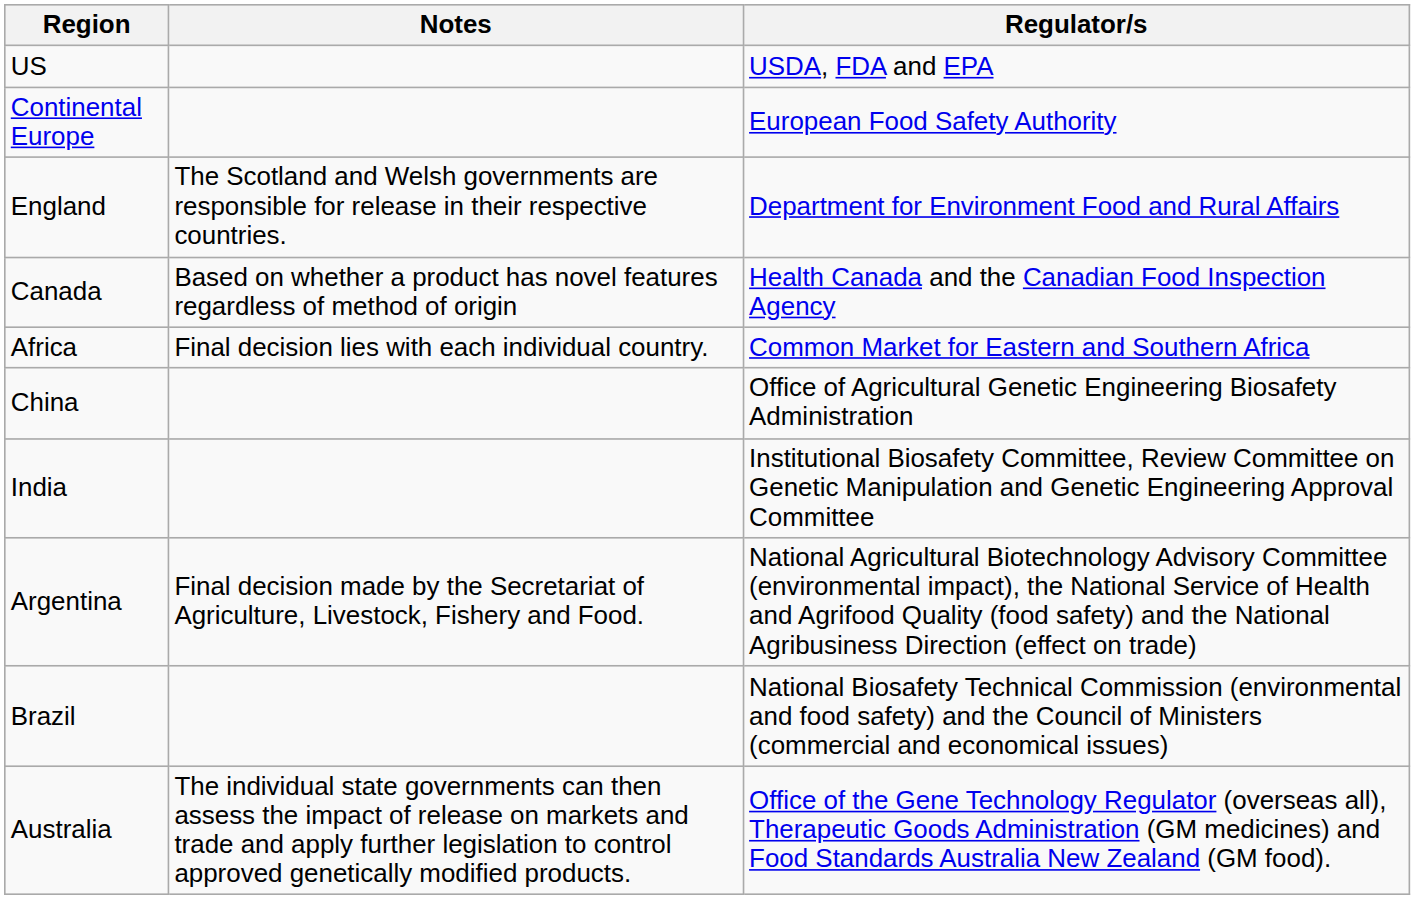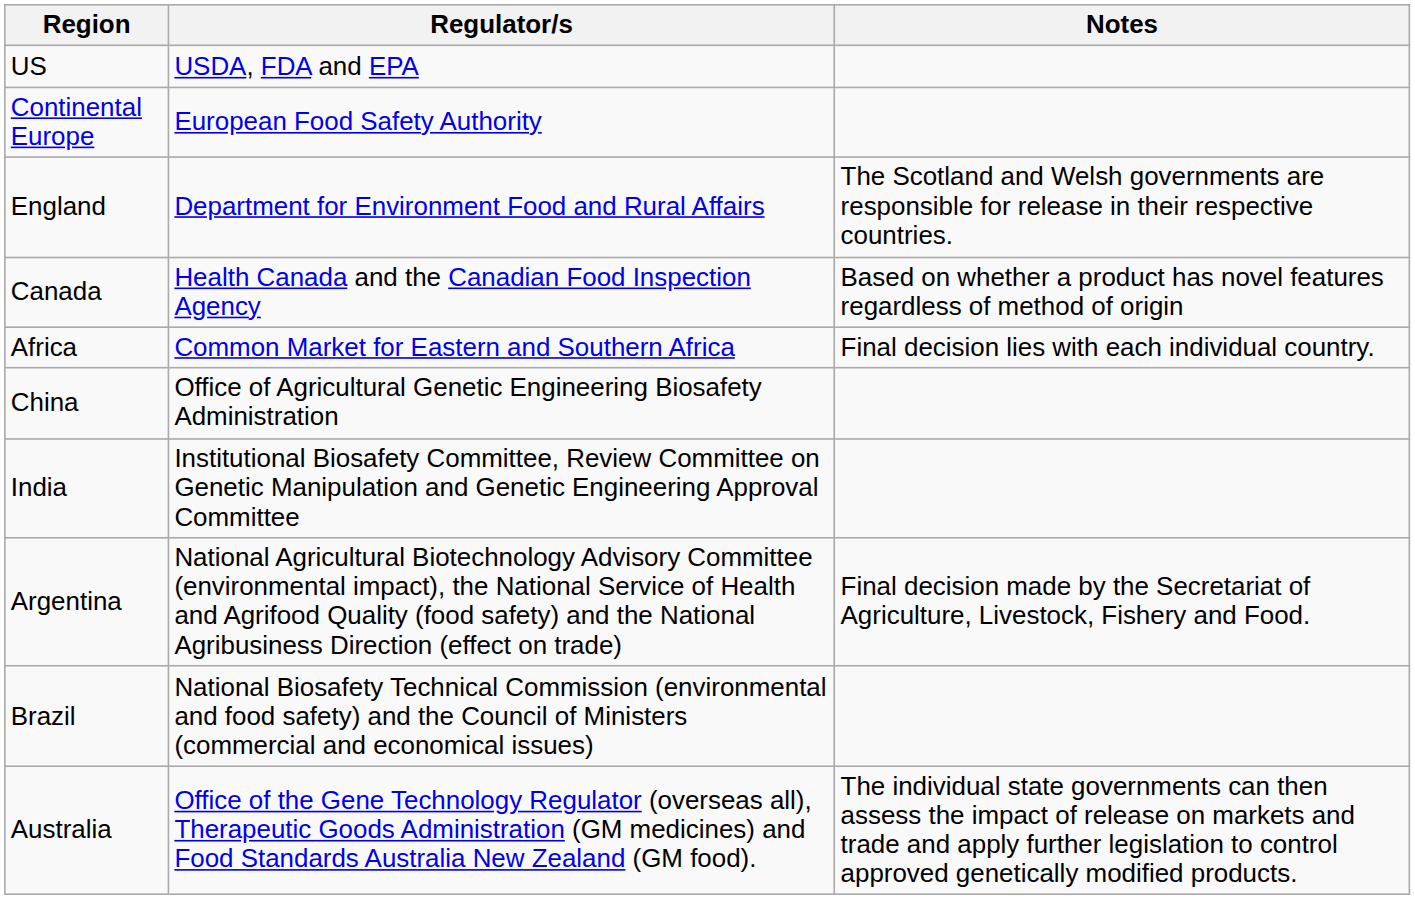columns swapped: (1076, 25) <-> (456, 25)
